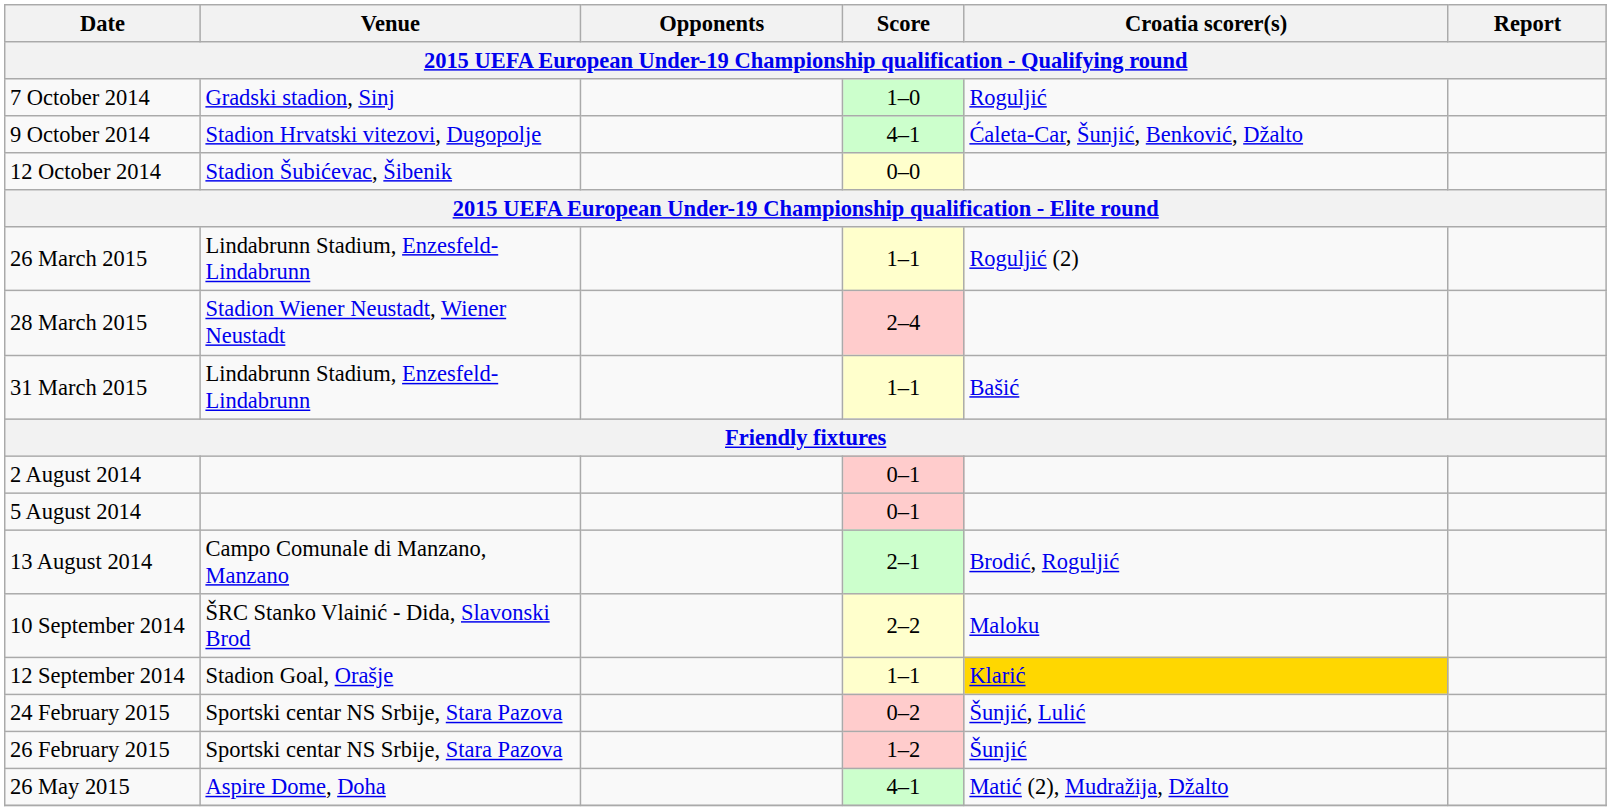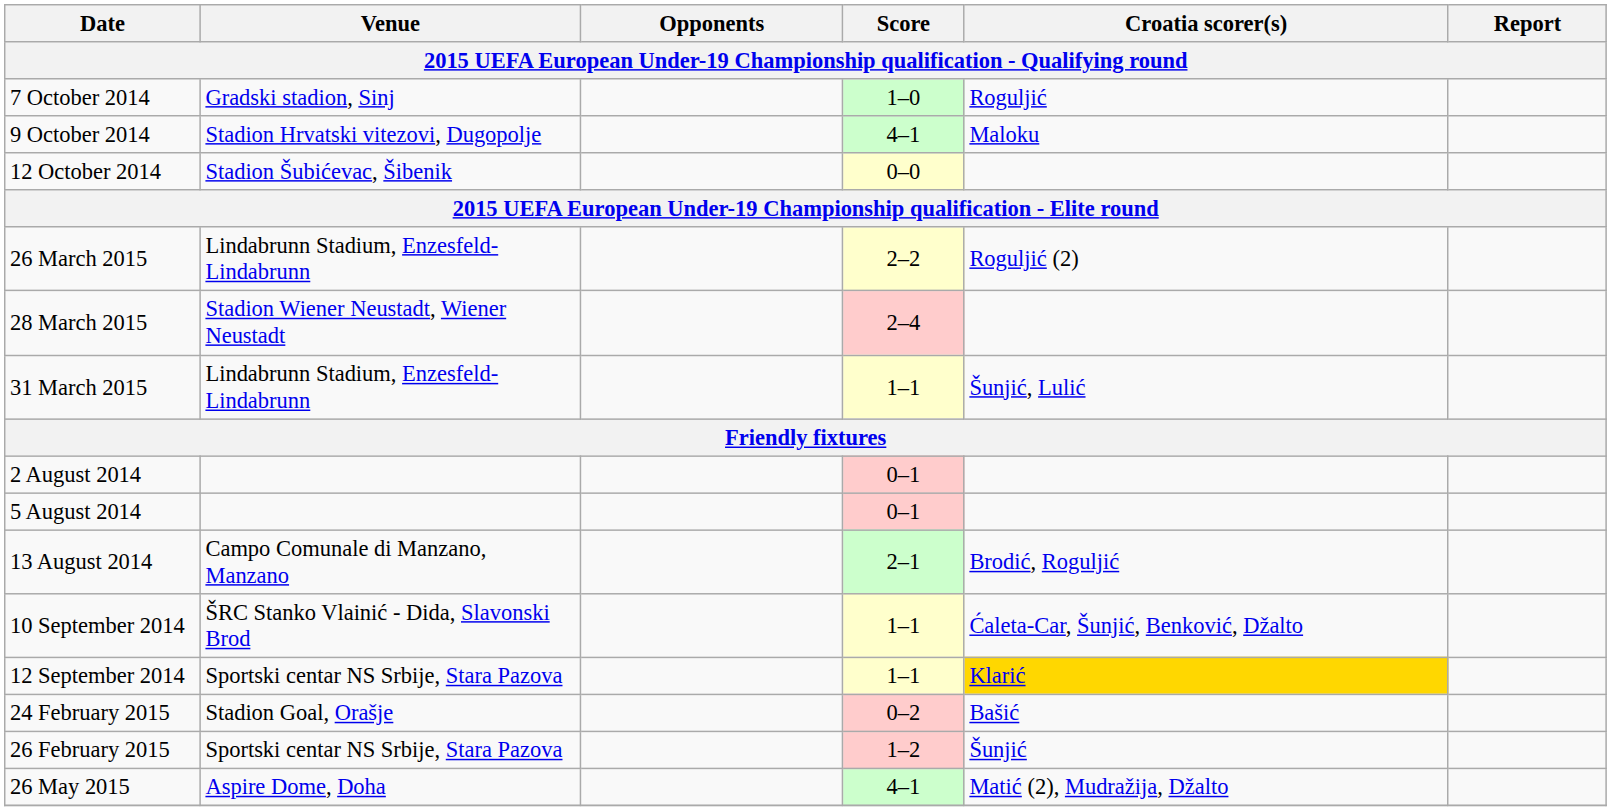(1136, 134) Ćaleta-Car, Šunjić, Benković, Džalto -> (1004, 134) Maloku
(903, 259) 1–1 -> (903, 259) 2–2
(994, 386) Bašić -> (1027, 386) Šunjić, Lulić
(903, 625) 2–2 -> (903, 625) 1–1
(1004, 625) Maloku -> (1136, 625) Ćaleta-Car, Šunjić, Benković, Džalto
(299, 675) Stadion Goal, Orašje -> (384, 675) Sportski centar NS Srbije, Stara Pazova
(384, 712) Sportski centar NS Srbije, Stara Pazova -> (299, 712) Stadion Goal, Orašje
(1027, 712) Šunjić, Lulić -> (994, 712) Bašić
